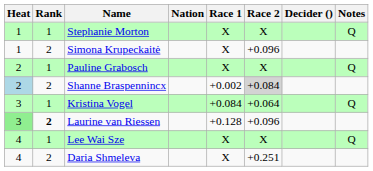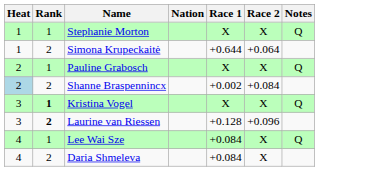- column: (309, 13)
(226, 49) X -> (226, 49) +0.644
(263, 49) +0.096 -> (263, 49) +0.064
(263, 85) lightgrey background -> (263, 85) no background
(49, 103) normal -> (49, 103) bold
(226, 103) +0.084 -> (226, 103) X
(263, 103) +0.064 -> (263, 103) X
(19, 121) lightgreen background -> (19, 121) no background
(226, 139) X -> (226, 139) +0.084
(226, 157) X -> (226, 157) +0.084
(263, 157) +0.251 -> (263, 157) X
